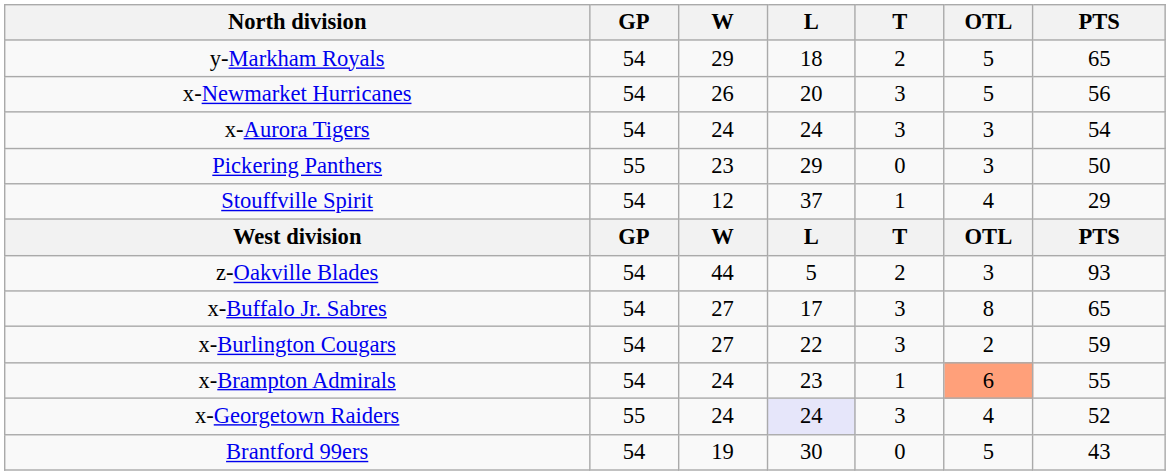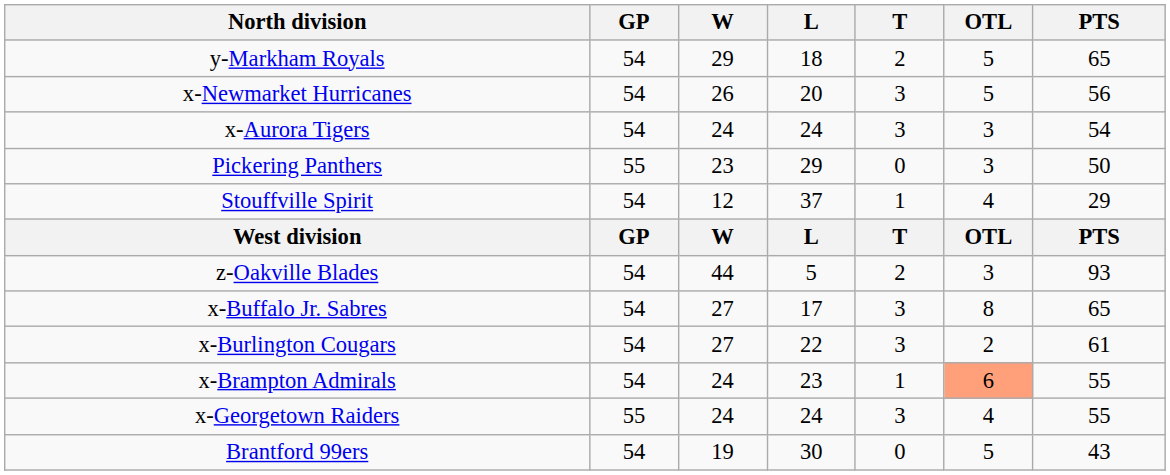(1099, 344) 59 -> (1099, 344) 61
(811, 415) lavender background -> (811, 415) no background
(1099, 415) 52 -> (1099, 415) 55
